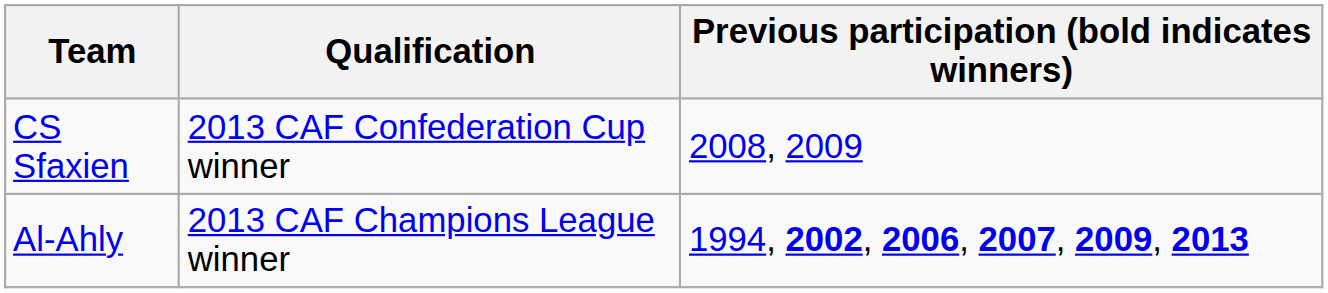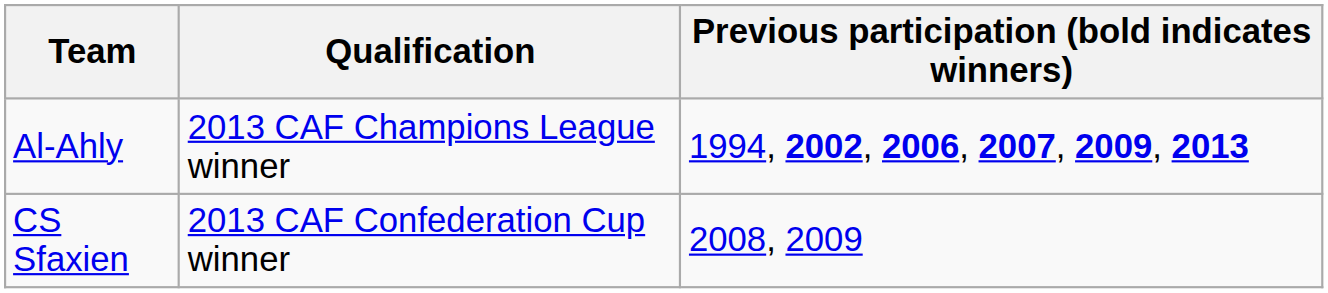rows swapped: (68, 239) <-> (71, 145)
